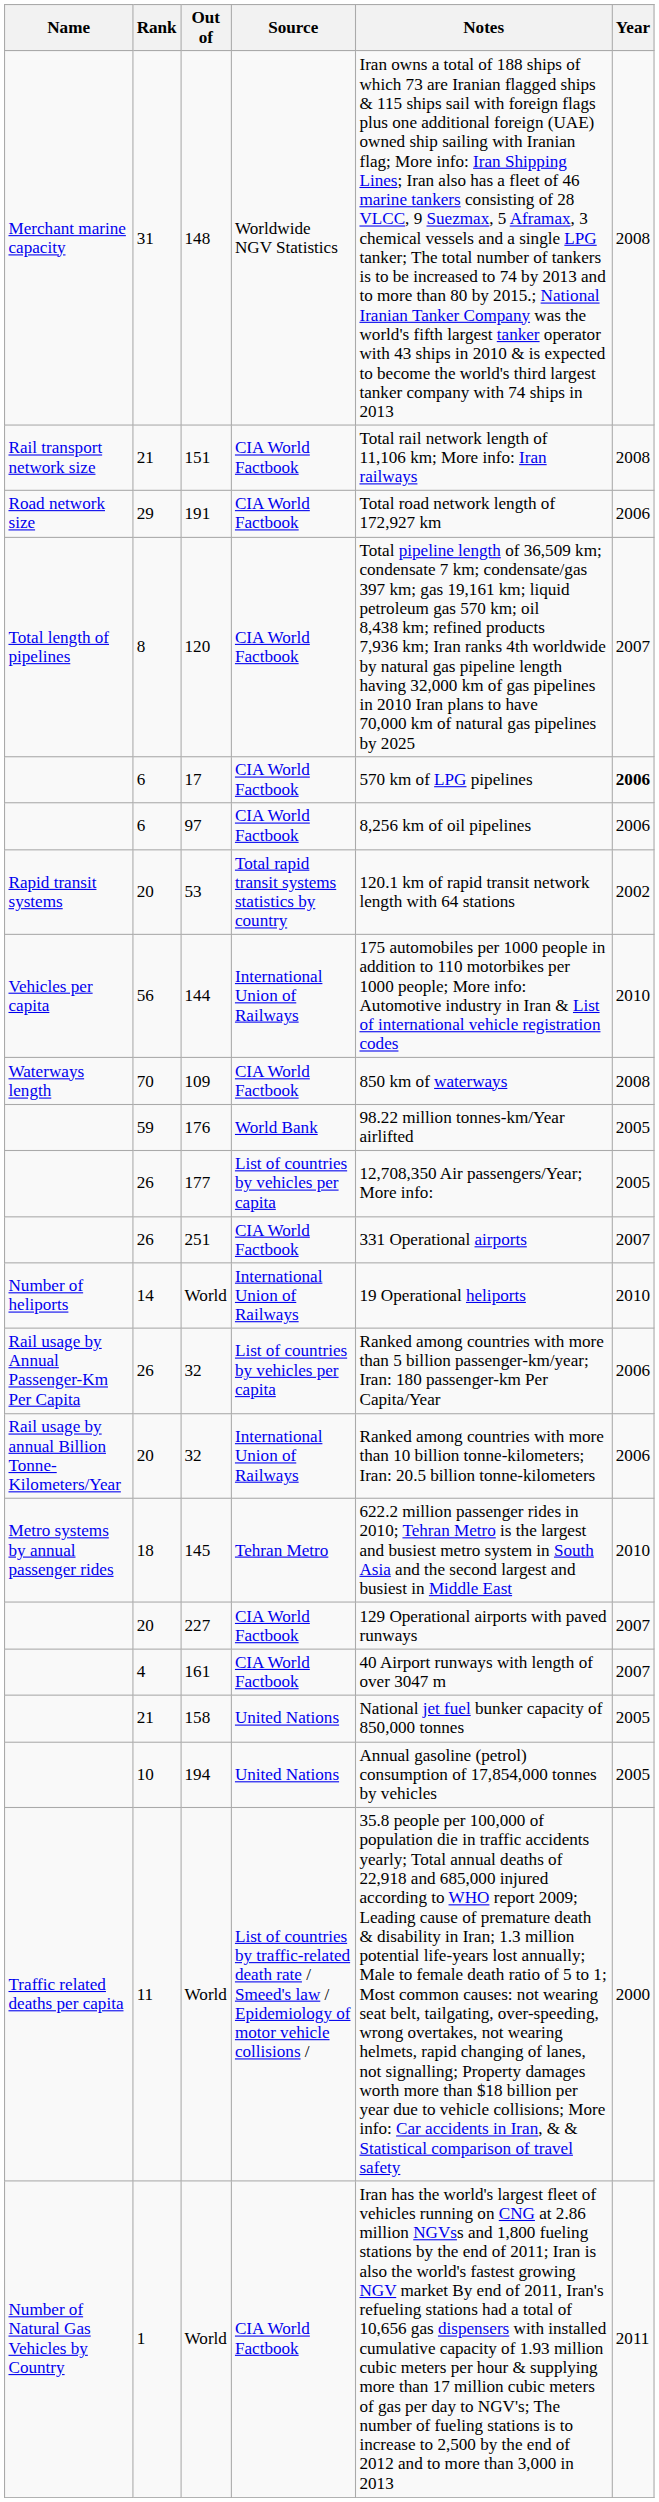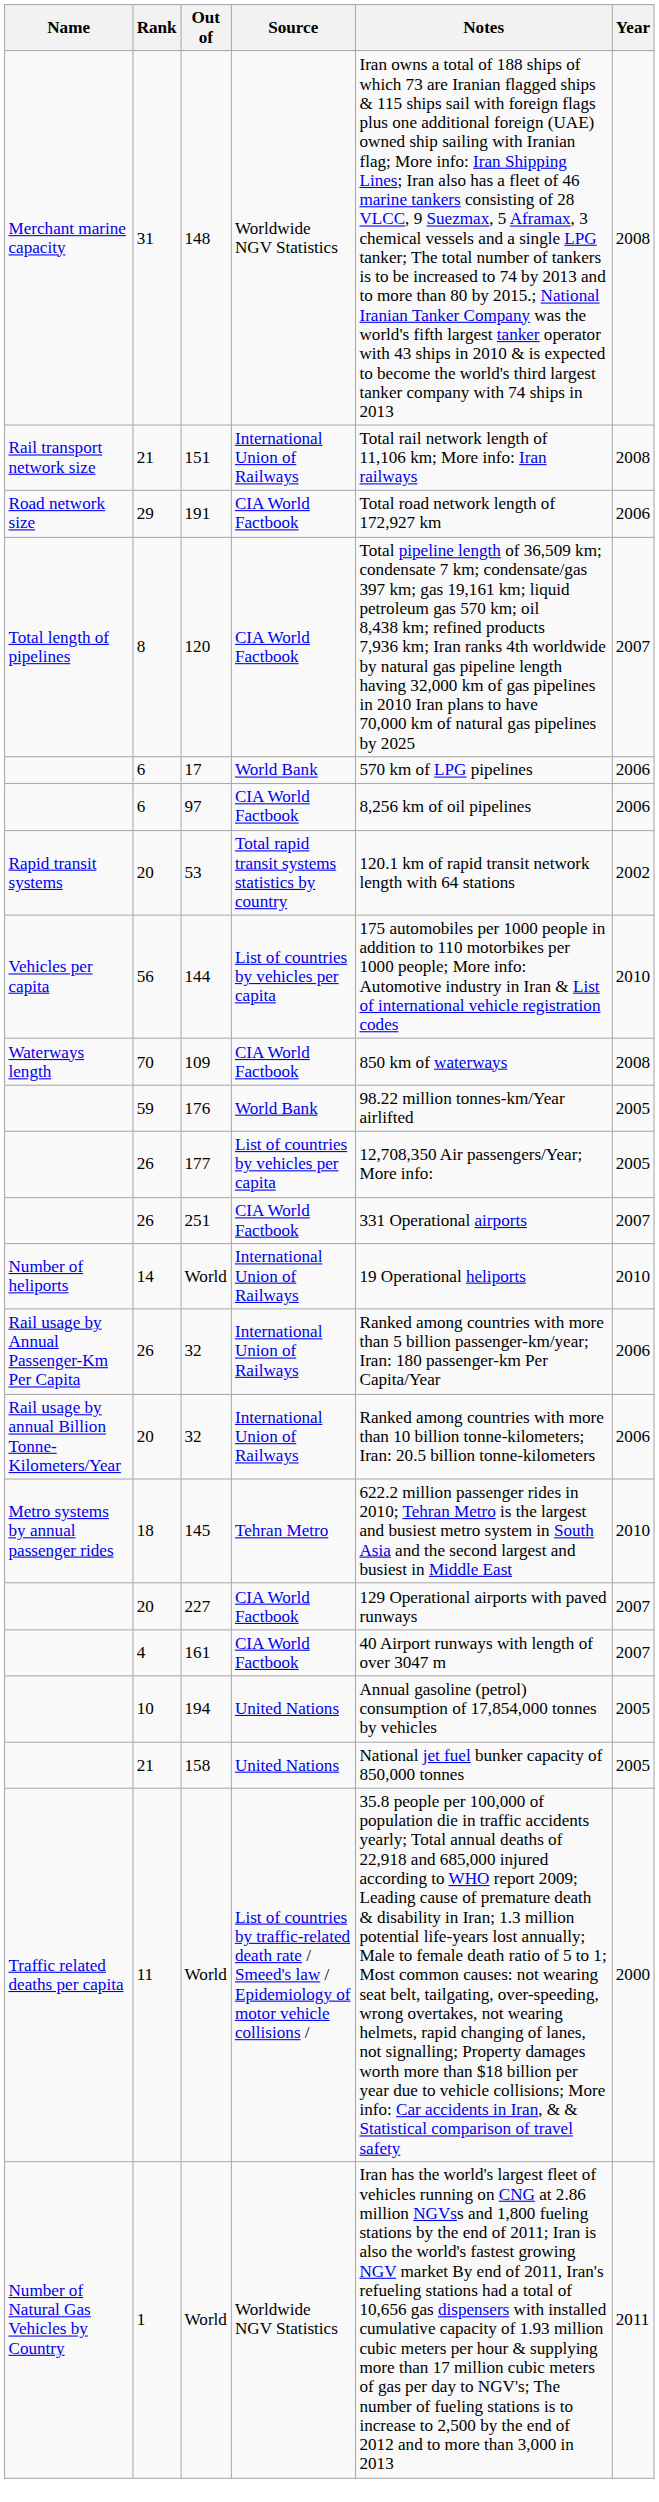(272, 457) CIA World Factbook -> (279, 457) International Union of Railways
(272, 779) CIA World Factbook -> (276, 770) World Bank
(633, 779) bold -> (633, 770) normal
(279, 996) International Union of Railways -> (291, 976) List of countries by vehicles per capita
(291, 1370) List of countries by vehicles per capita -> (279, 1351) International Union of Railways
rows swapped: (145, 1774) <-> (145, 1718)
(272, 2339) CIA World Factbook -> (286, 2319) Worldwide NGV Statistics
